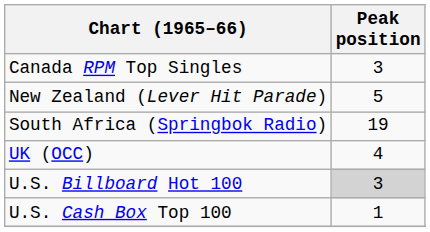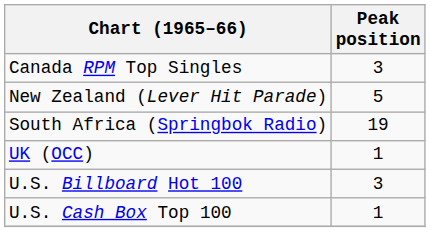(378, 155) 4 -> (378, 155) 1
(378, 184) lightgrey background -> (378, 184) no background
